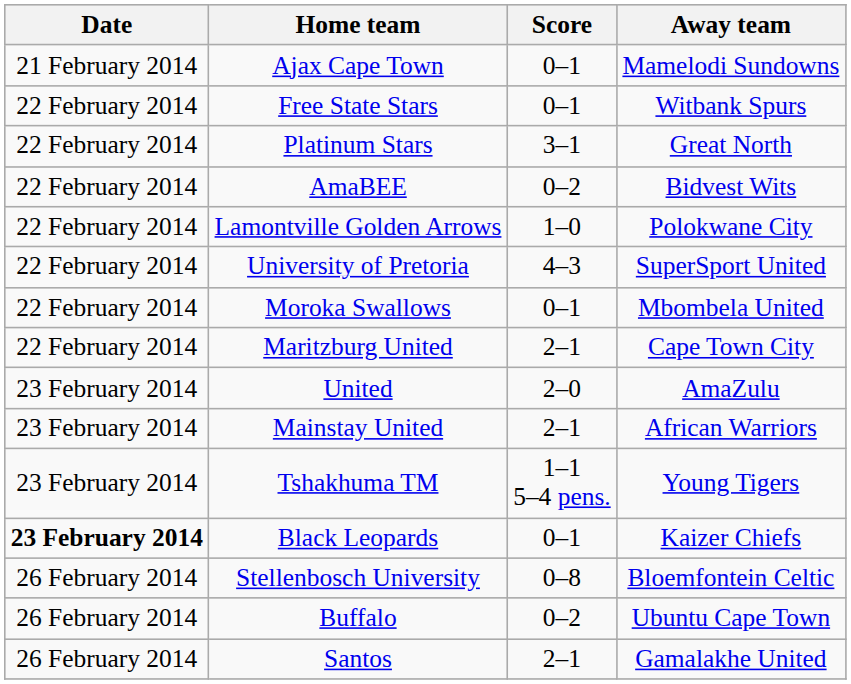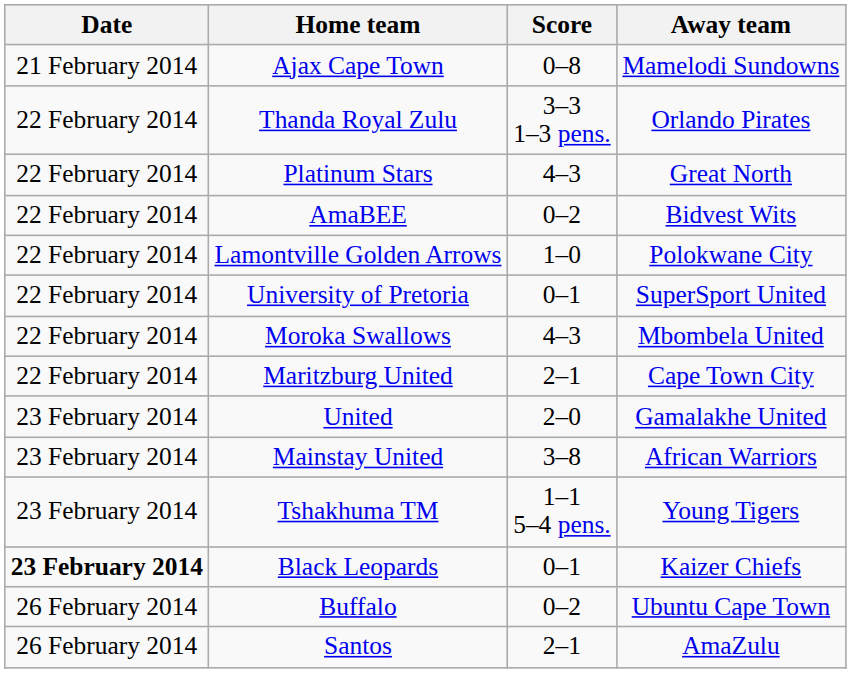(562, 65) 0–1 -> (562, 65) 0–8
+ row: (358, 119)
- row: (358, 105)
(562, 145) 3–1 -> (562, 174) 4–3
(562, 266) 4–3 -> (562, 295) 0–1
(562, 307) 0–1 -> (562, 335) 4–3
(731, 387) AmaZulu -> (731, 416) Gamalakhe United
(562, 428) 2–1 -> (562, 456) 3–8
- row: (358, 577)
(731, 658) Gamalakhe United -> (731, 646) AmaZulu
